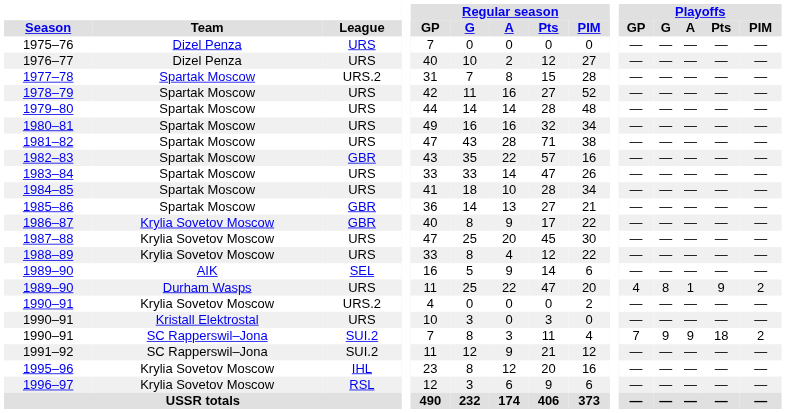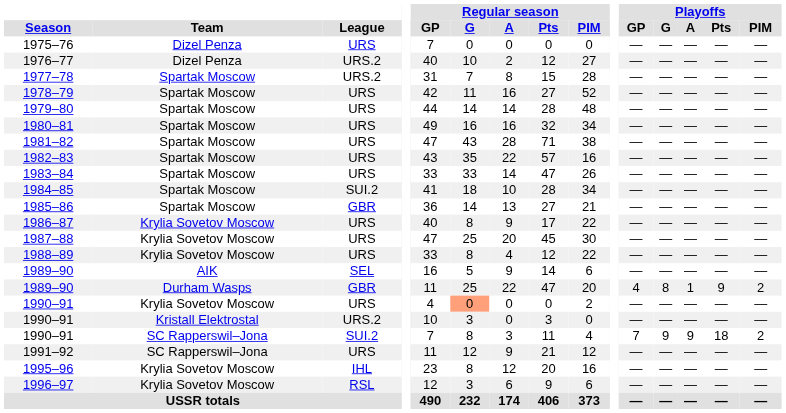(362, 60) URS -> (362, 60) URS.2
(362, 157) GBR -> (362, 157) URS
(362, 190) URS -> (362, 190) SUI.2
(362, 222) GBR -> (362, 222) URS
(362, 287) URS -> (362, 287) GBR
(362, 303) URS.2 -> (362, 303) URS
(470, 303) no background -> (470, 303) lightsalmon background
(362, 319) URS -> (362, 319) URS.2
(362, 352) SUI.2 -> (362, 352) URS
